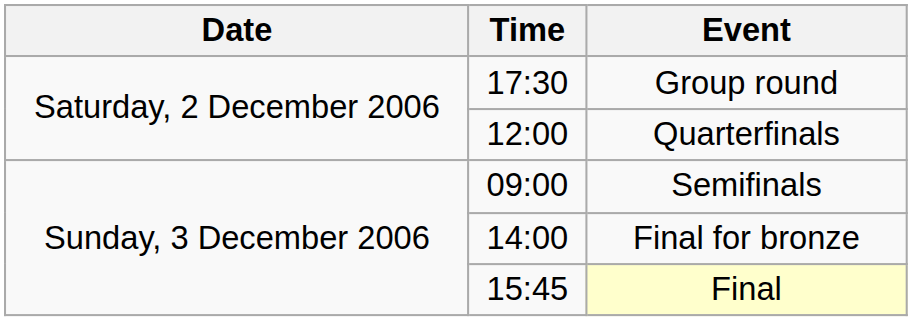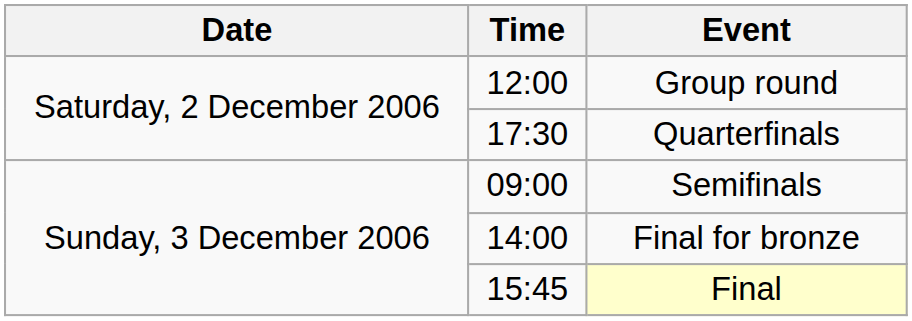(527, 82) 17:30 -> (527, 82) 12:00
(527, 133) 12:00 -> (527, 133) 17:30
